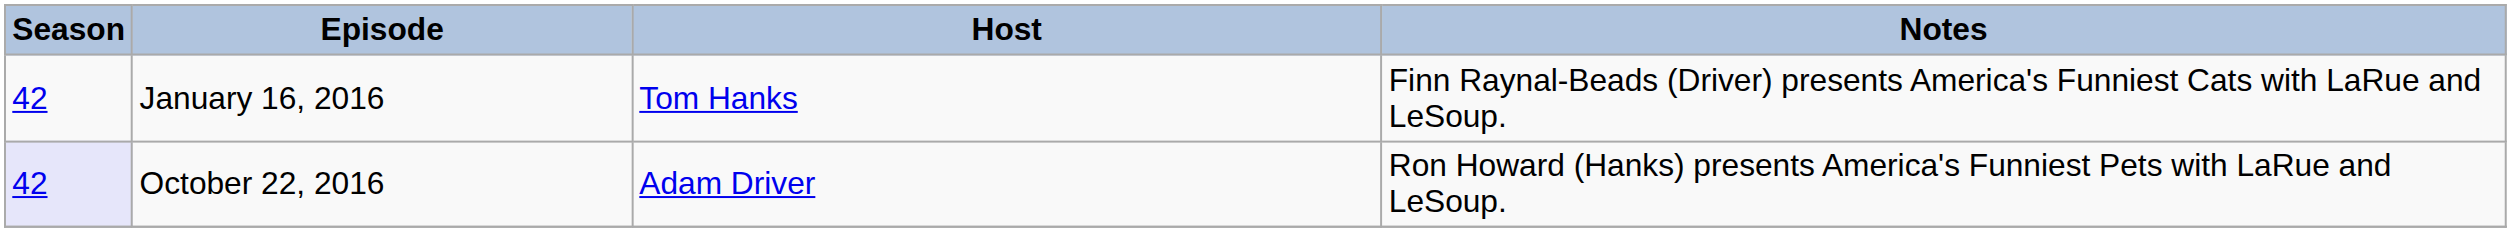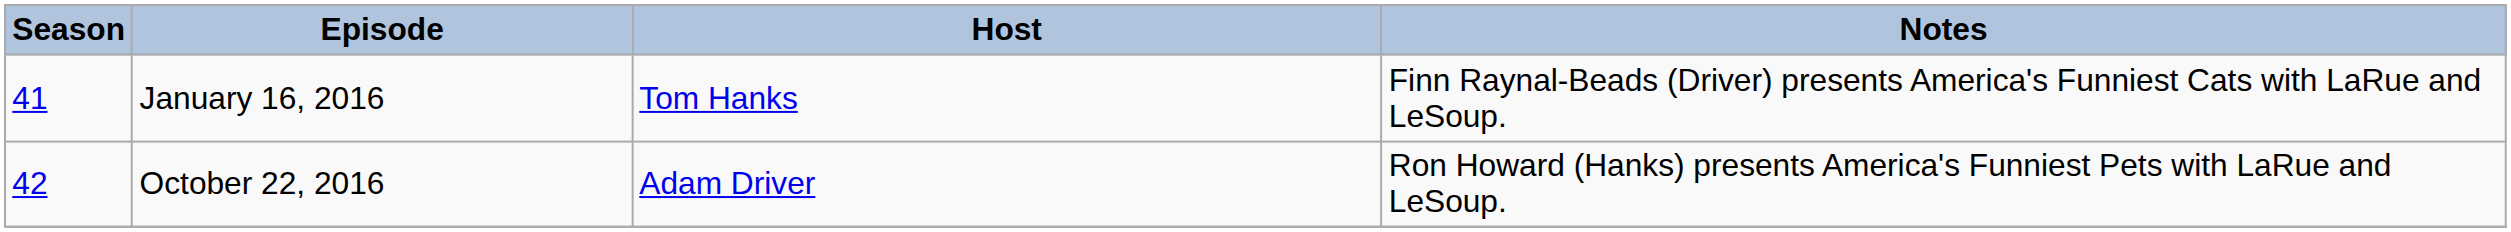(30, 97) 42 -> (30, 97) 41
(30, 183) lavender background -> (30, 183) no background
